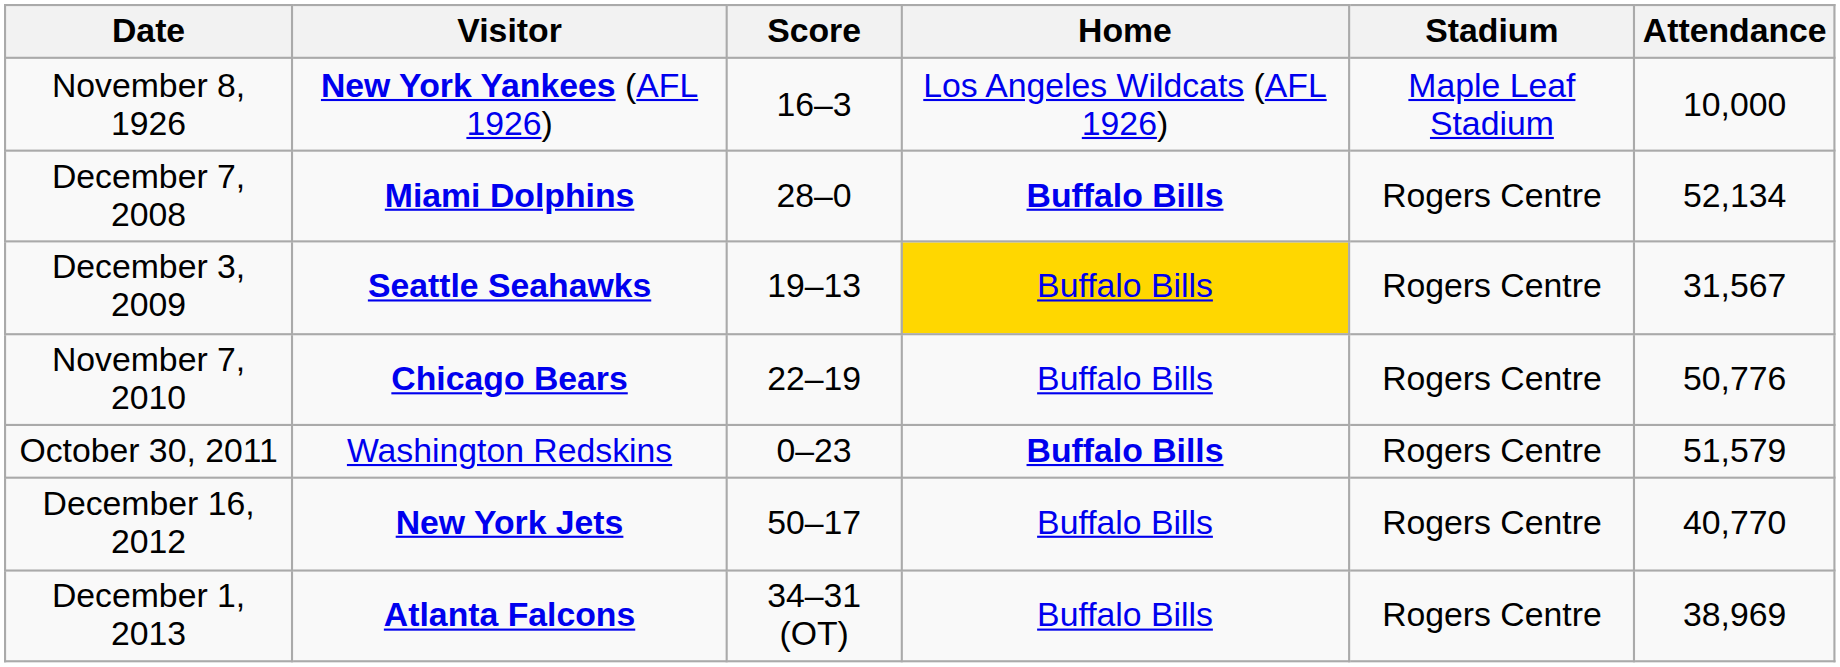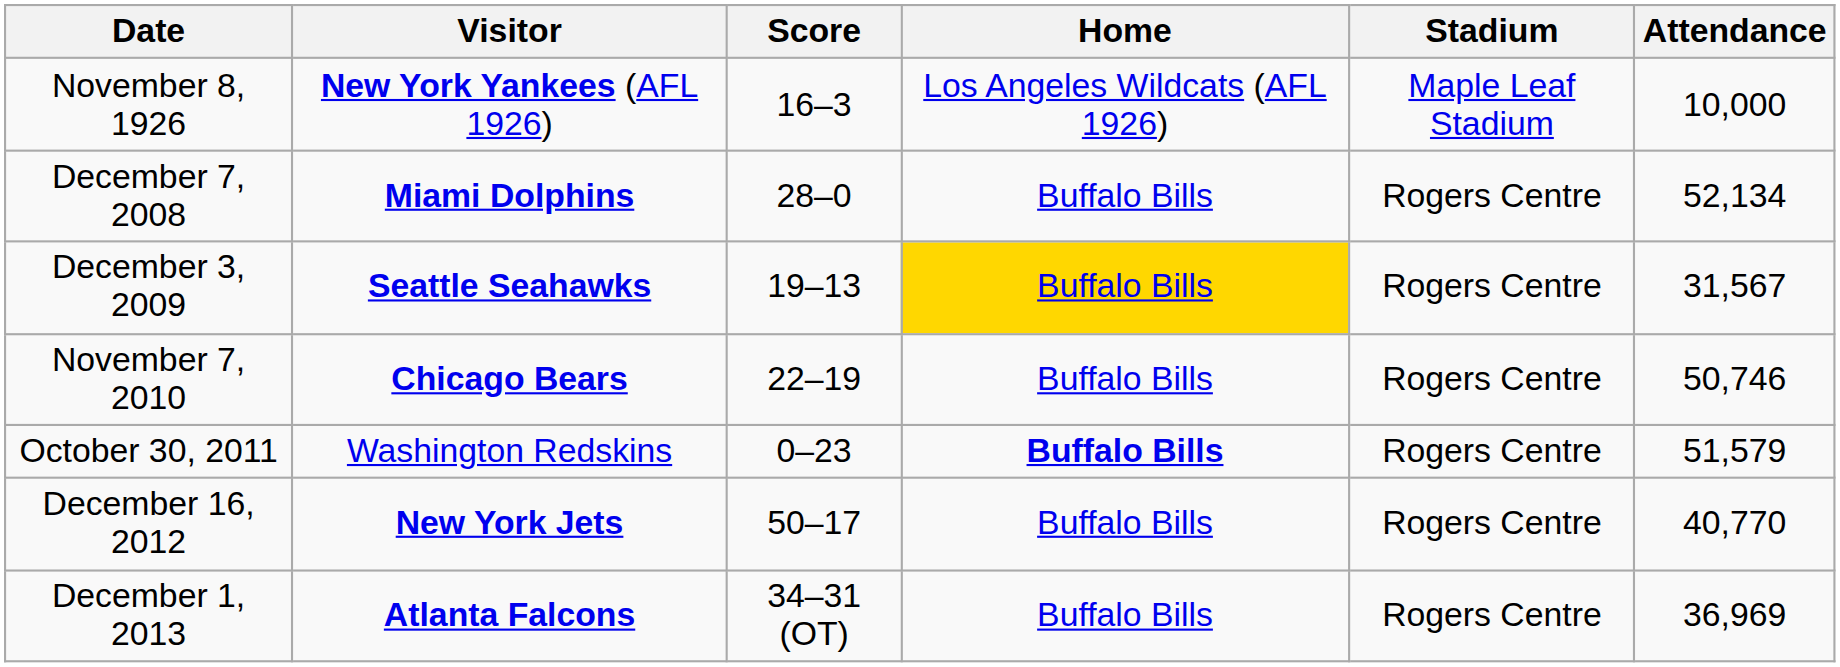(1125, 195) bold -> (1125, 195) normal
(1735, 378) 50,776 -> (1735, 378) 50,746
(1735, 614) 38,969 -> (1735, 614) 36,969
